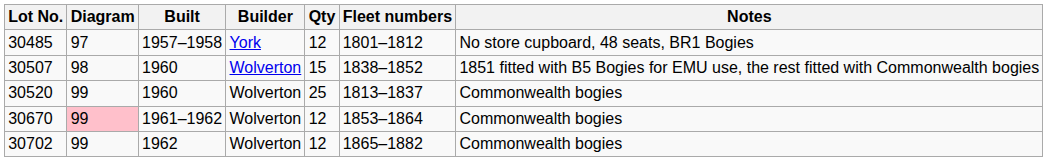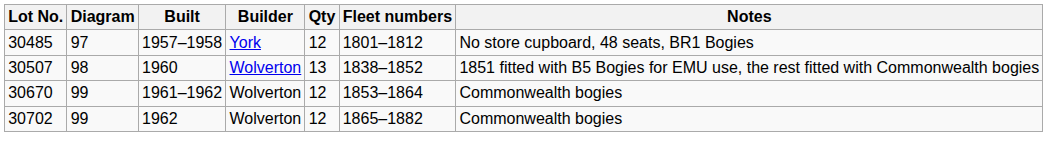(318, 67) 15 -> (318, 67) 13
- row: (30, 93)
(80, 118) pink background -> (80, 93) no background
